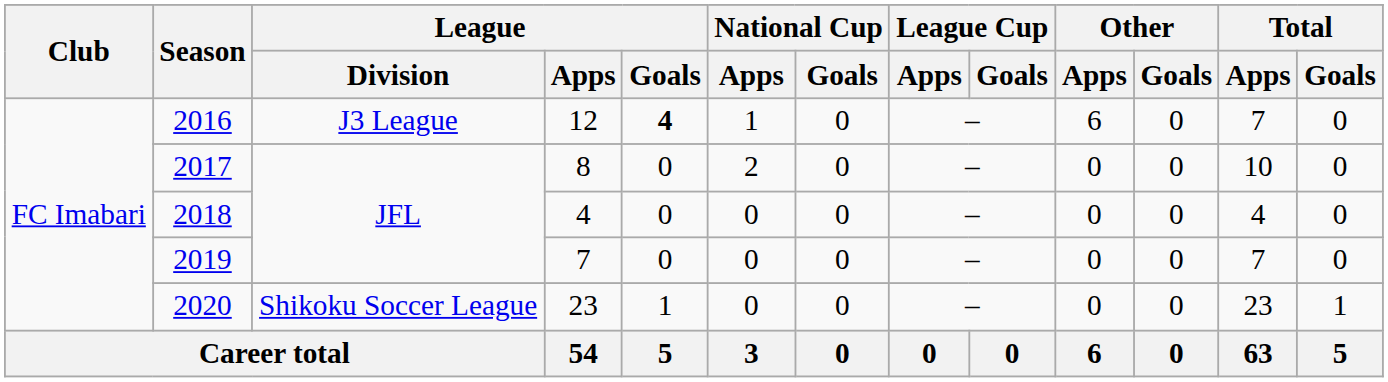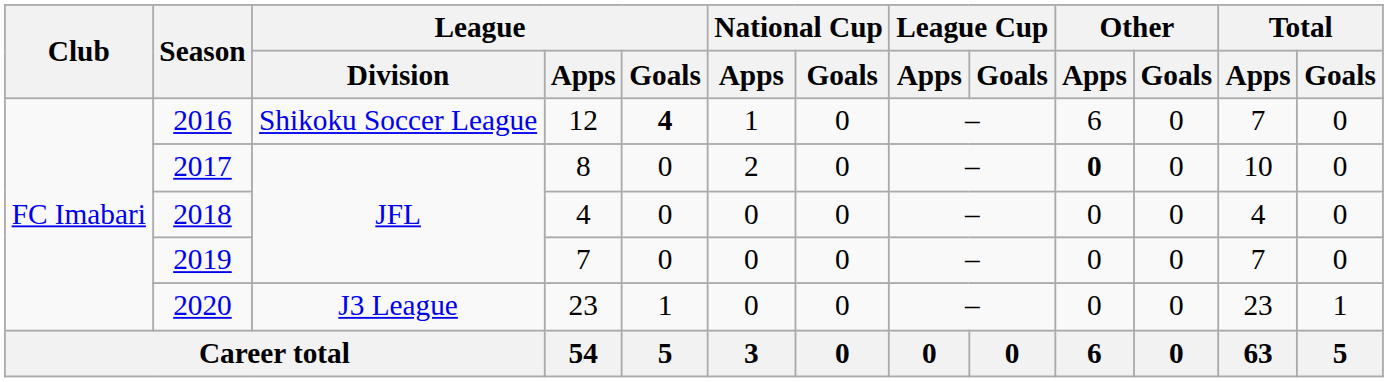(398, 120) J3 League -> (398, 120) Shikoku Soccer League
(1094, 167) normal -> (1094, 167) bold
(398, 306) Shikoku Soccer League -> (398, 306) J3 League
